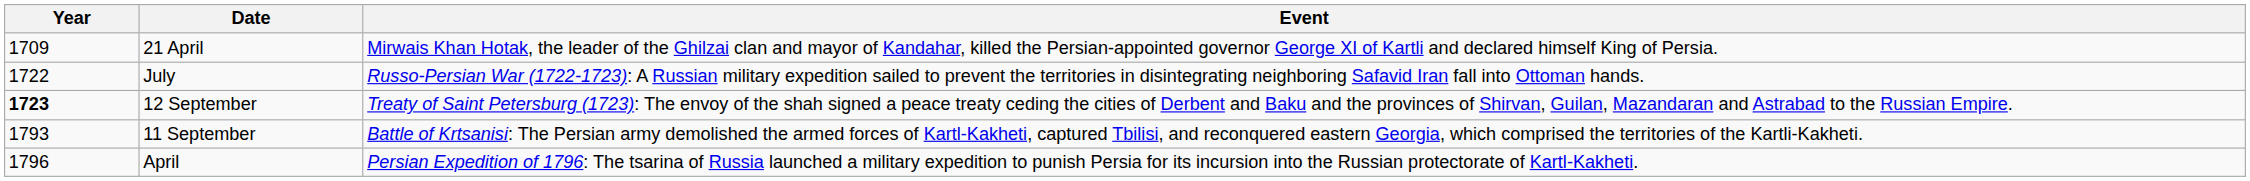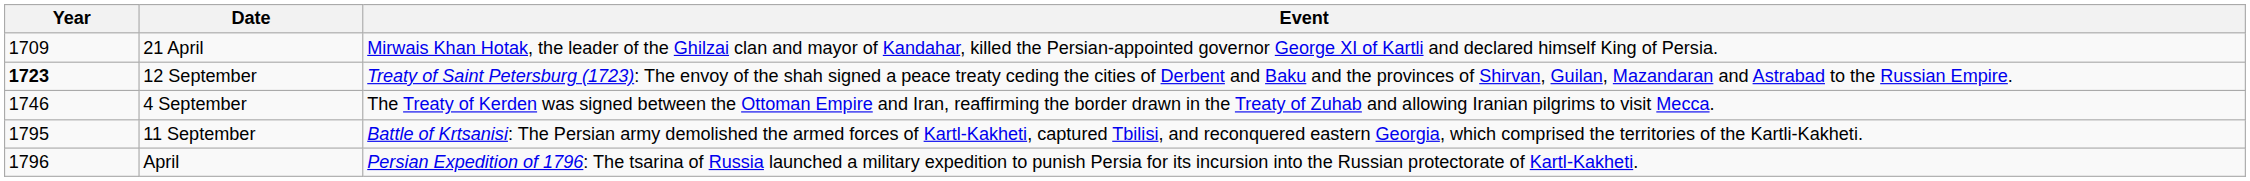- row: (159, 76)
+ row: (195, 104)
(29, 133) 1793 -> (29, 133) 1795
